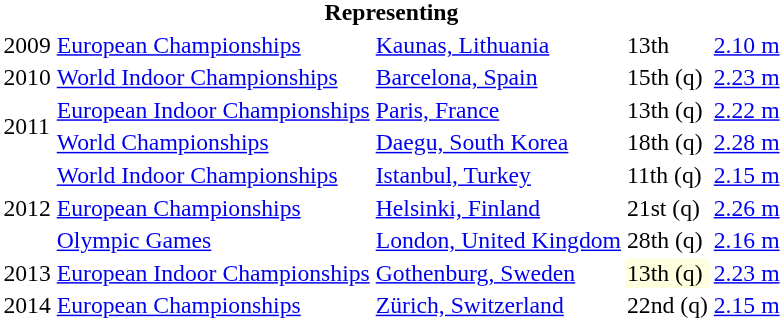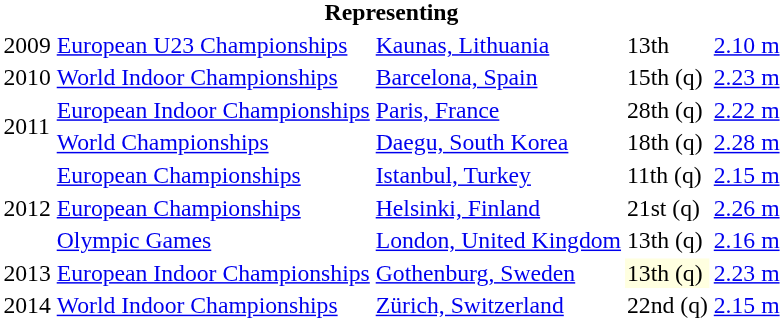(179, 45) European Championships -> (202, 45) European U23 Championships
(665, 110) 13th (q) -> (665, 110) 28th (q)
(197, 175) World Indoor Championships -> (179, 175) European Championships
(665, 240) 28th (q) -> (665, 240) 13th (q)
(179, 305) European Championships -> (197, 305) World Indoor Championships
